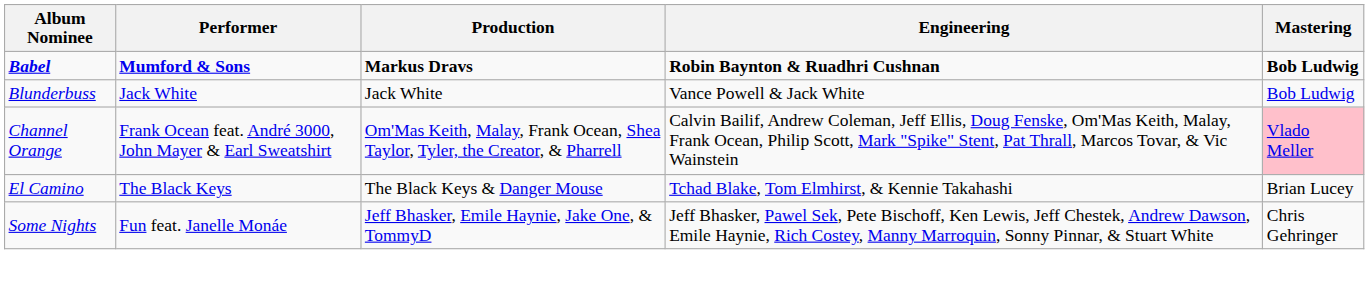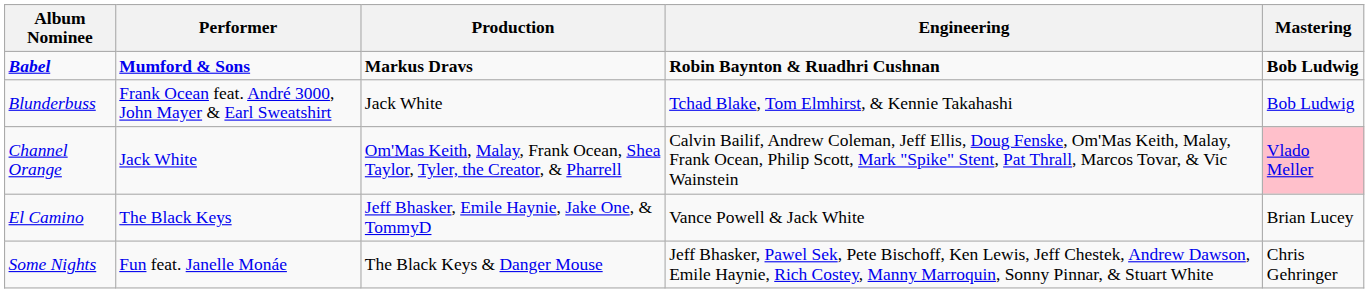(158, 93) Jack White -> (227, 103) Frank Ocean feat. André 3000, John Mayer & Earl Sweatshirt
(767, 93) Vance Powell & Jack White -> (841, 103) Tchad Blake, Tom Elmhirst, & Kennie Takahashi
(227, 140) Frank Ocean feat. André 3000, John Mayer & Earl Sweatshirt -> (158, 160) Jack White
(484, 187) The Black Keys & Danger Mouse -> (508, 217) Jeff Bhasker, Emile Haynie, Jake One, & TommyD
(841, 187) Tchad Blake, Tom Elmhirst, & Kennie Takahashi -> (767, 217) Vance Powell & Jack White
(508, 225) Jeff Bhasker, Emile Haynie, Jake One, & TommyD -> (484, 264) The Black Keys & Danger Mouse
